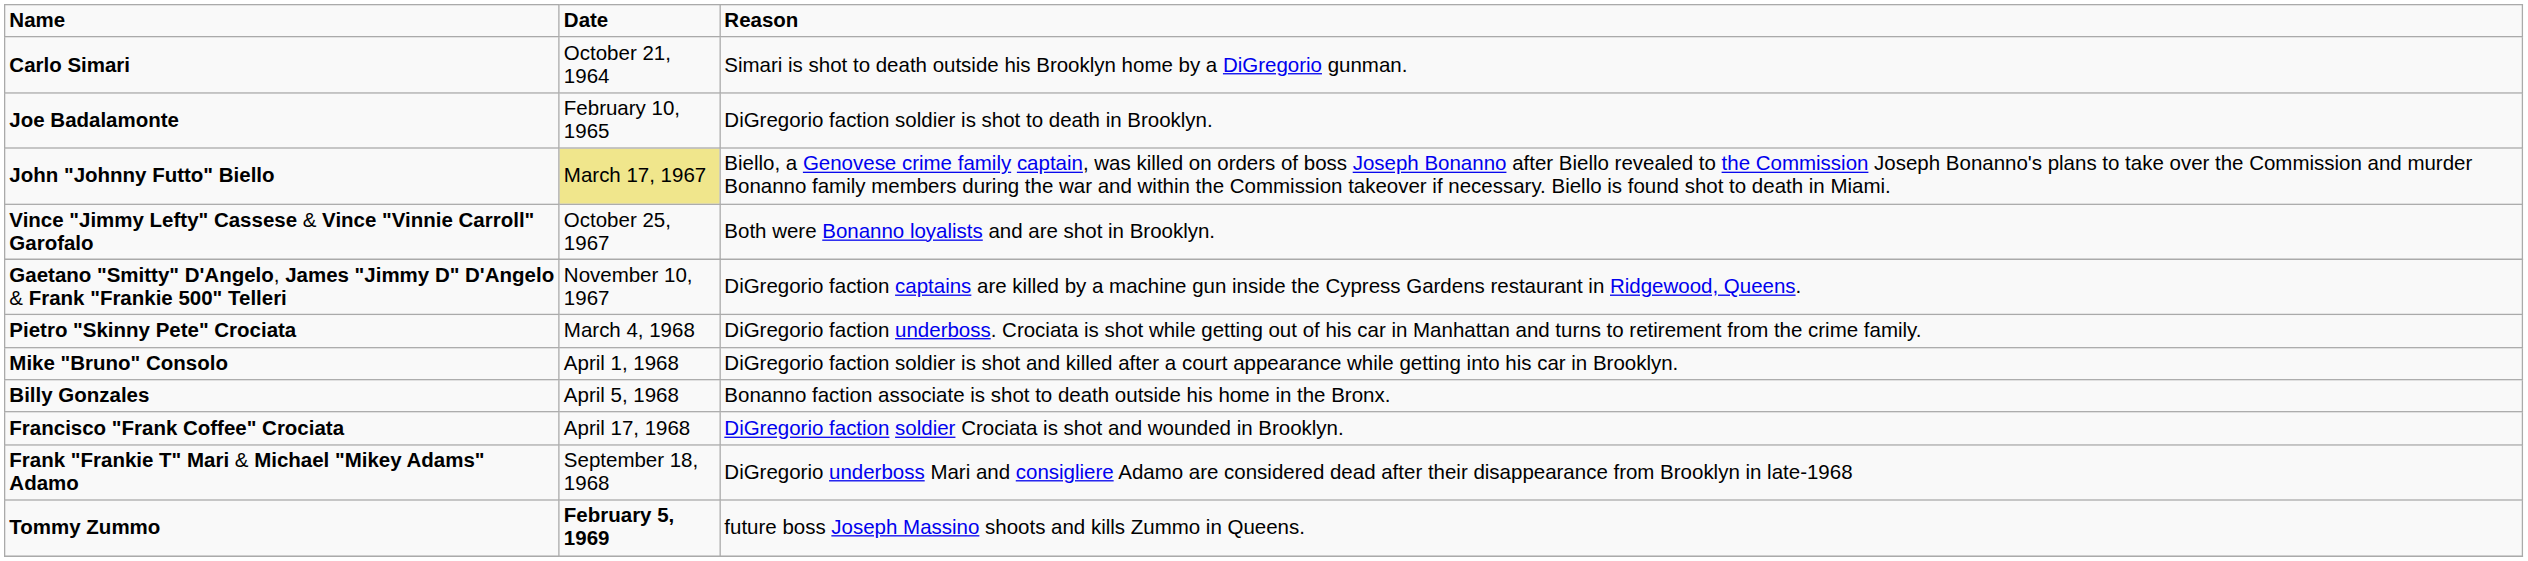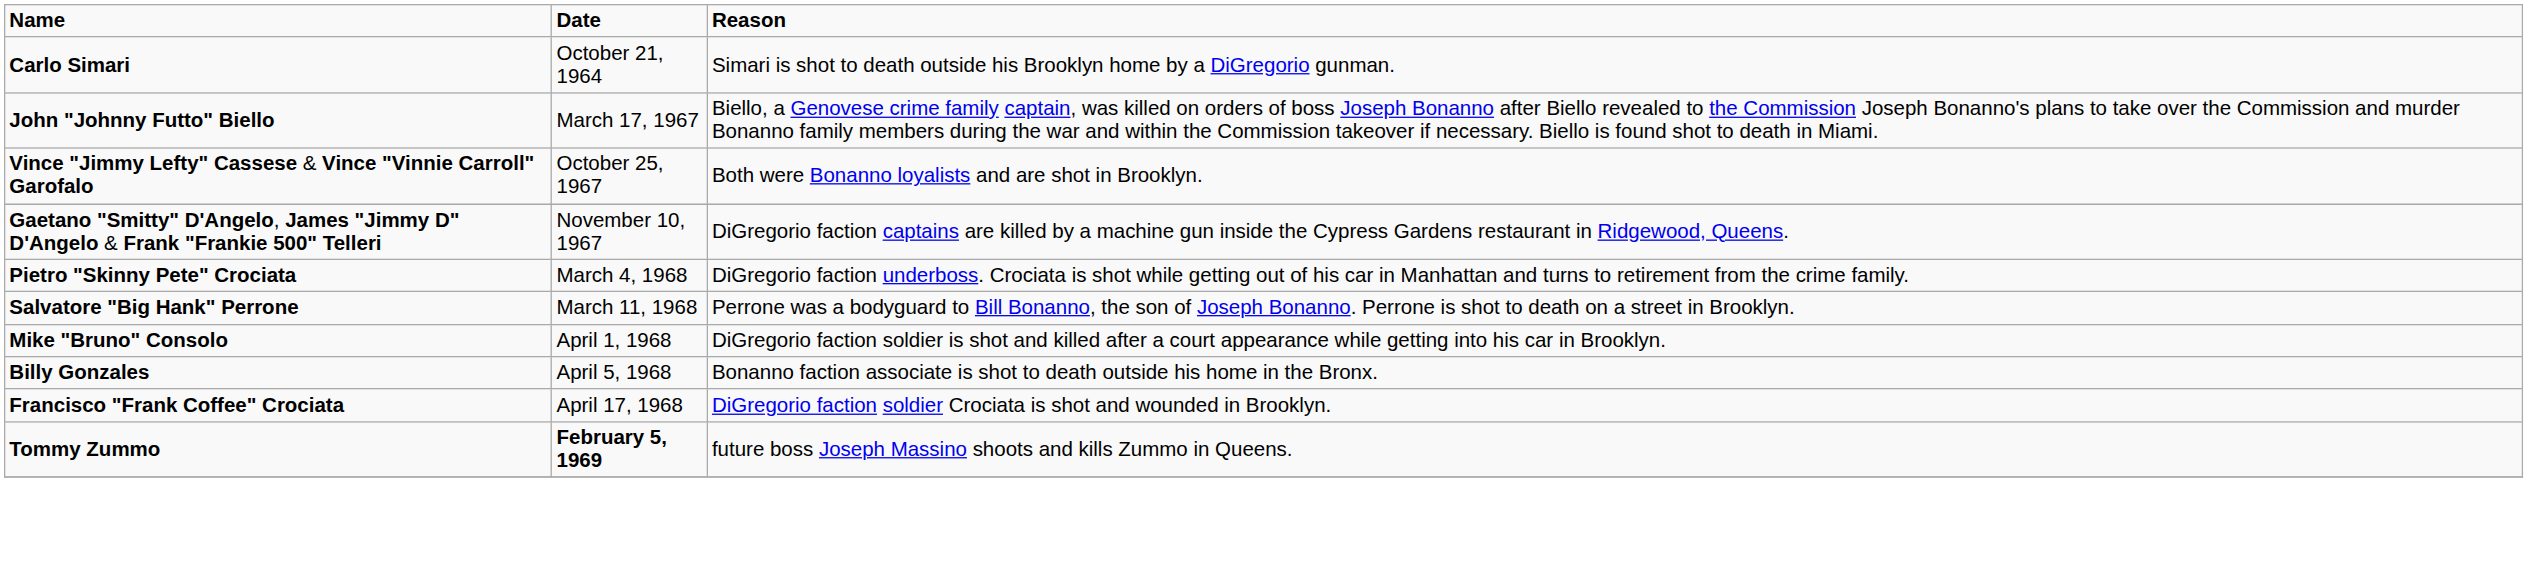- row: (94, 120)
(635, 175) khaki background -> (628, 120) no background
+ row: (154, 307)
- row: (247, 472)
